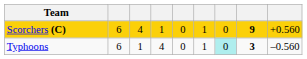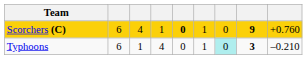(183, 29) normal -> (183, 29) bold
(285, 29) +0.560 -> (285, 29) +0.760
(285, 46) –0.560 -> (285, 46) –0.210
